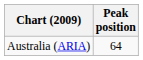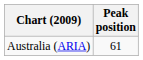(116, 45) 64 -> (116, 45) 61
